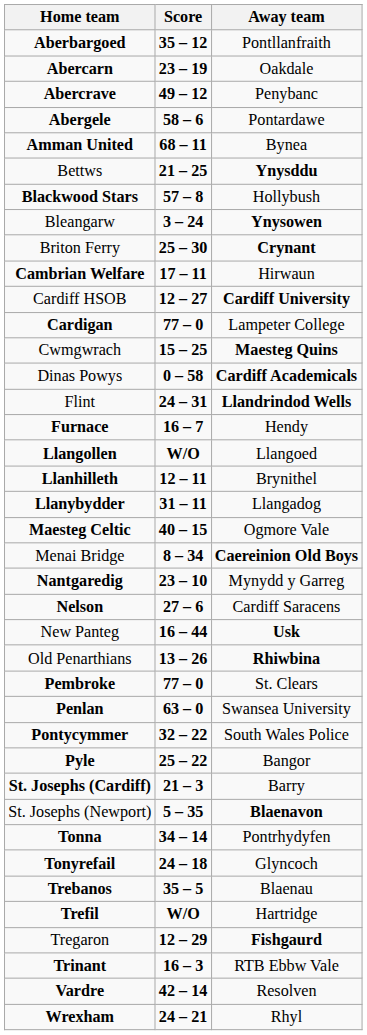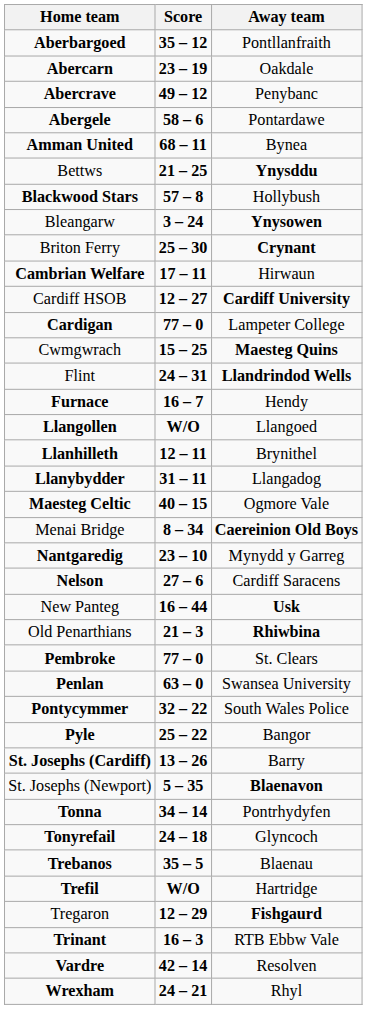- row: (80, 376)
(183, 658) 13 – 26 -> (183, 632) 21 – 3
(183, 786) 21 – 3 -> (183, 760) 13 – 26
